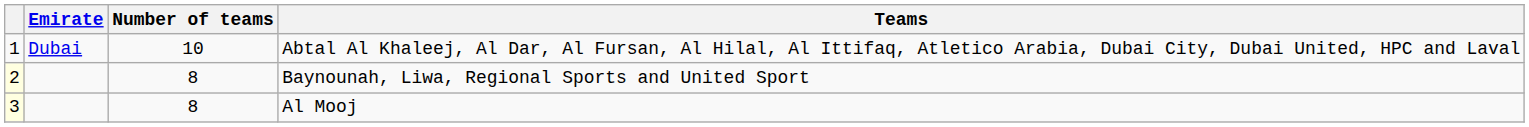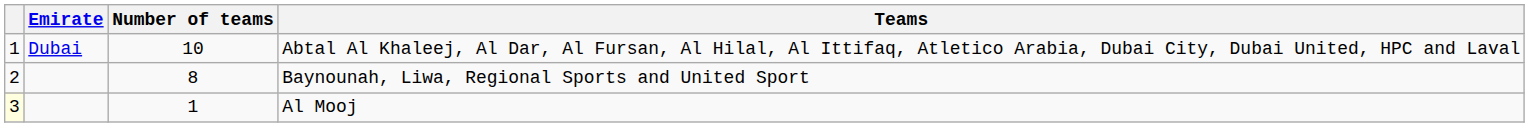(14, 78) lightyellow background -> (14, 78) no background
(193, 107) 8 -> (193, 107) 1
